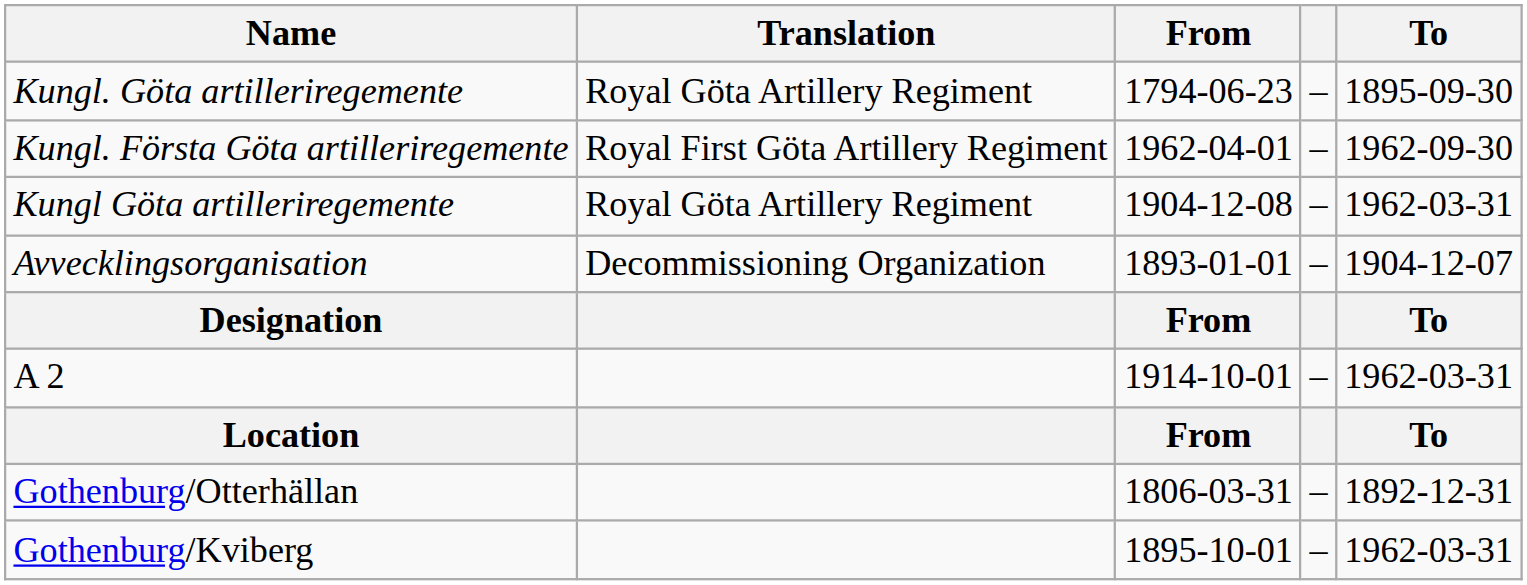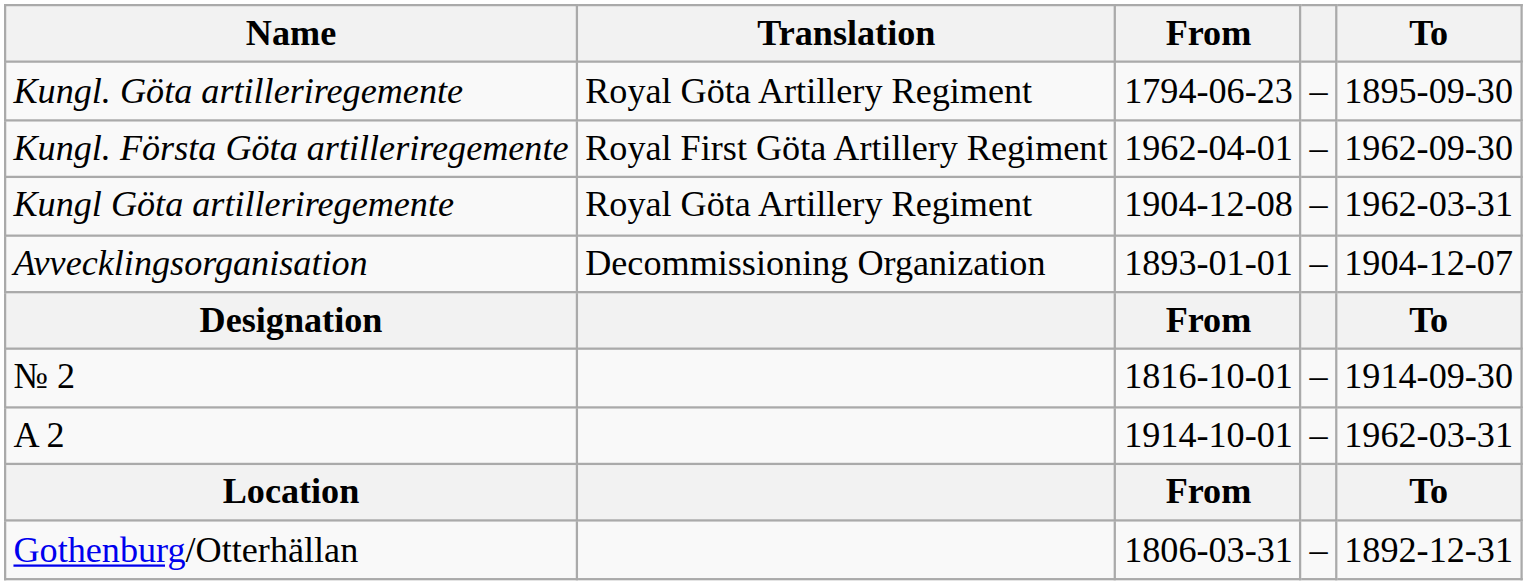+ row: (44, 377)
- row: (163, 549)
